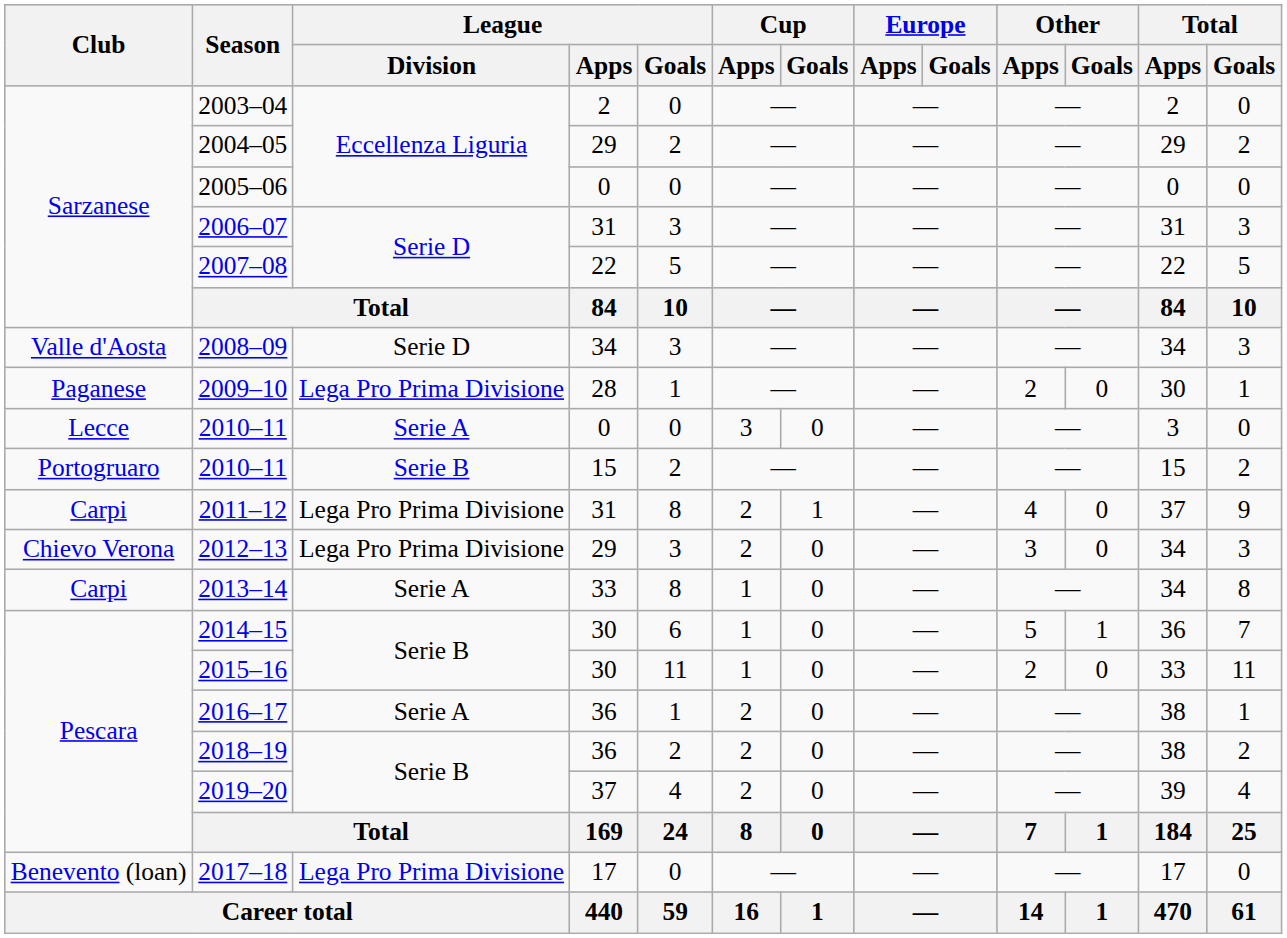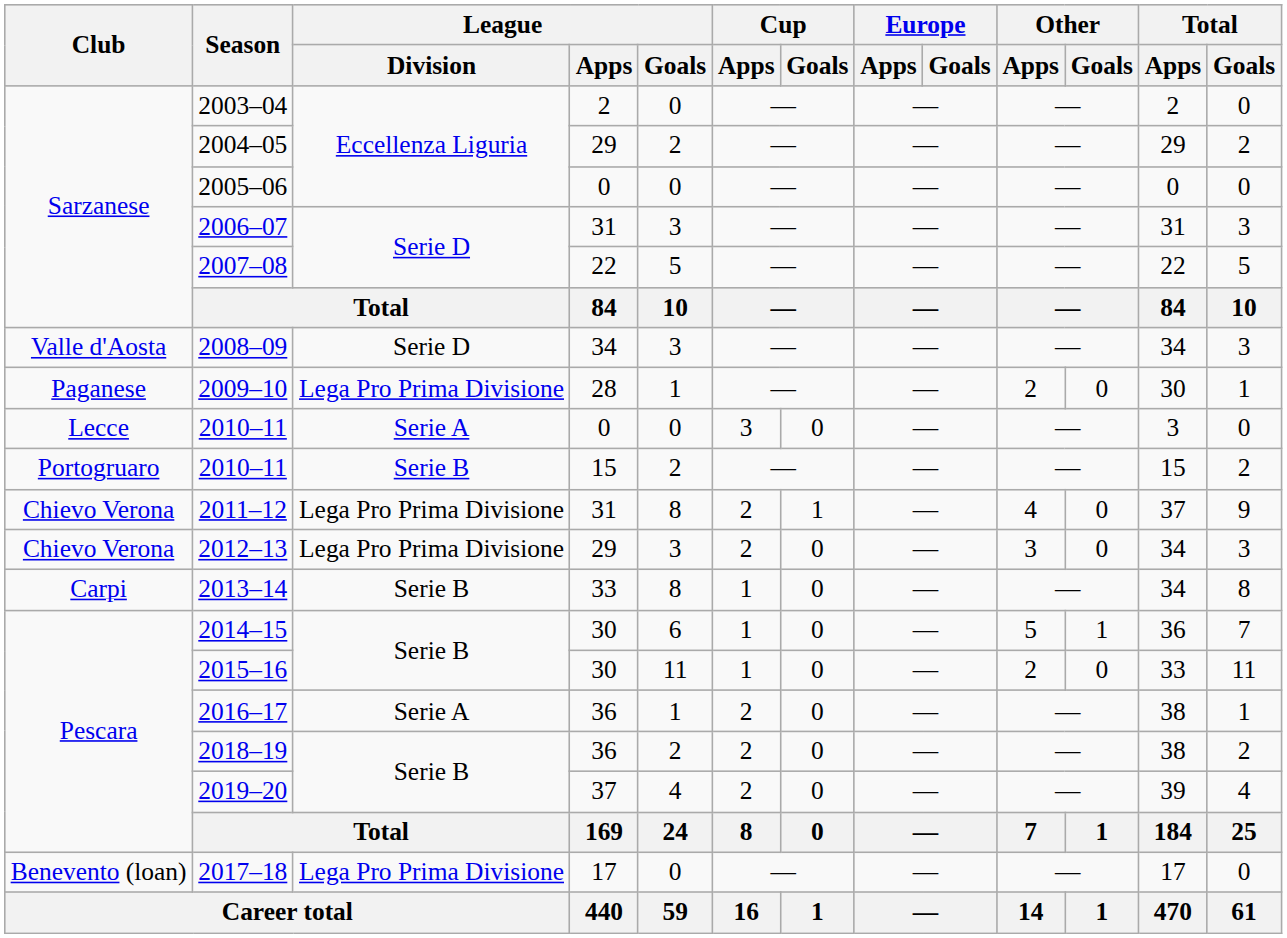(99, 508) Carpi -> (99, 508) Chievo Verona
(432, 589) Serie A -> (432, 589) Serie B
